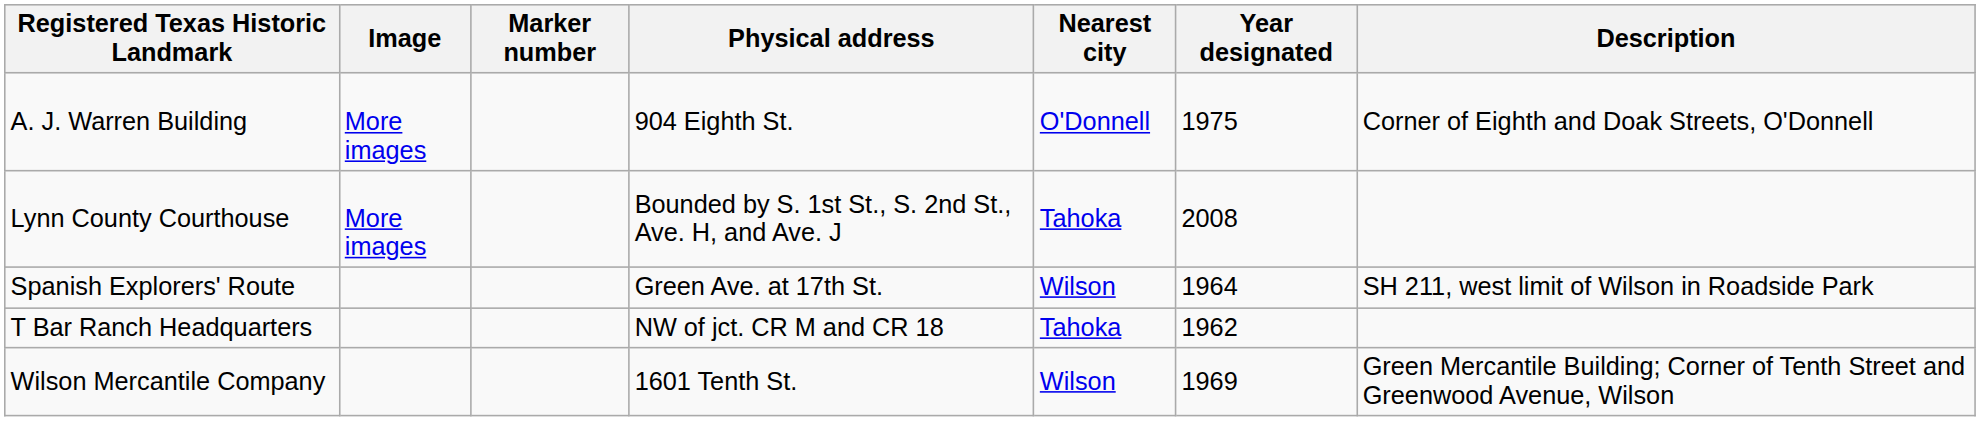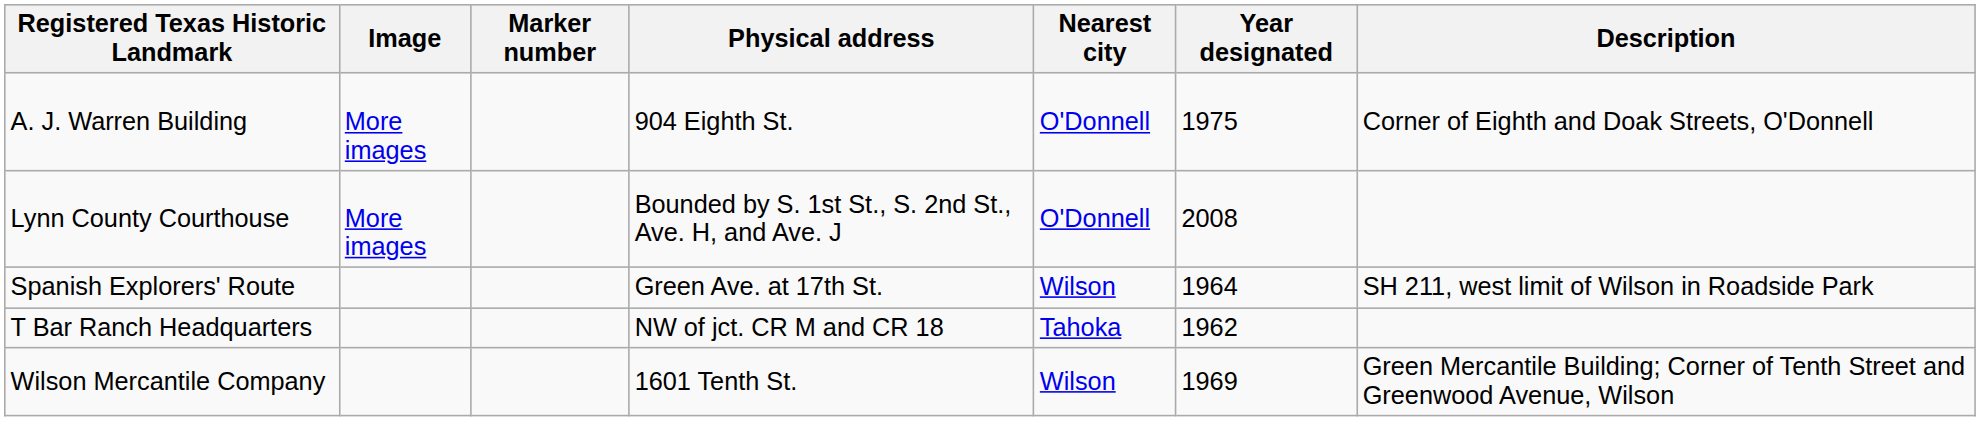(1081, 218) Tahoka -> (1095, 218) O'Donnell
